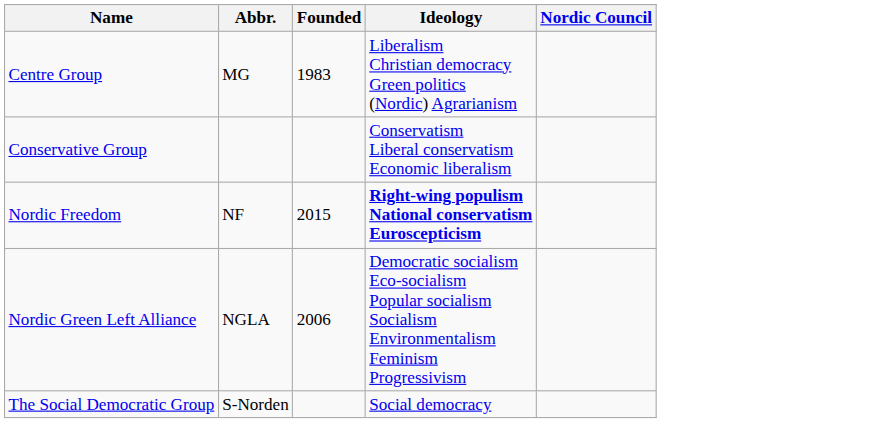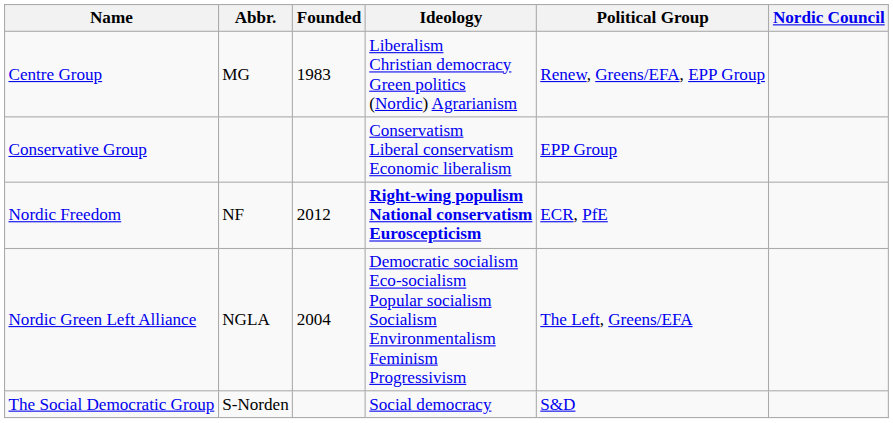+ column: (653, 18)
(314, 215) 2015 -> (314, 215) 2012
(314, 319) 2006 -> (314, 319) 2004
